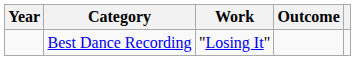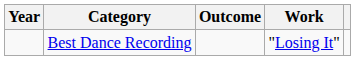columns swapped: (235, 17) <-> (309, 17)
